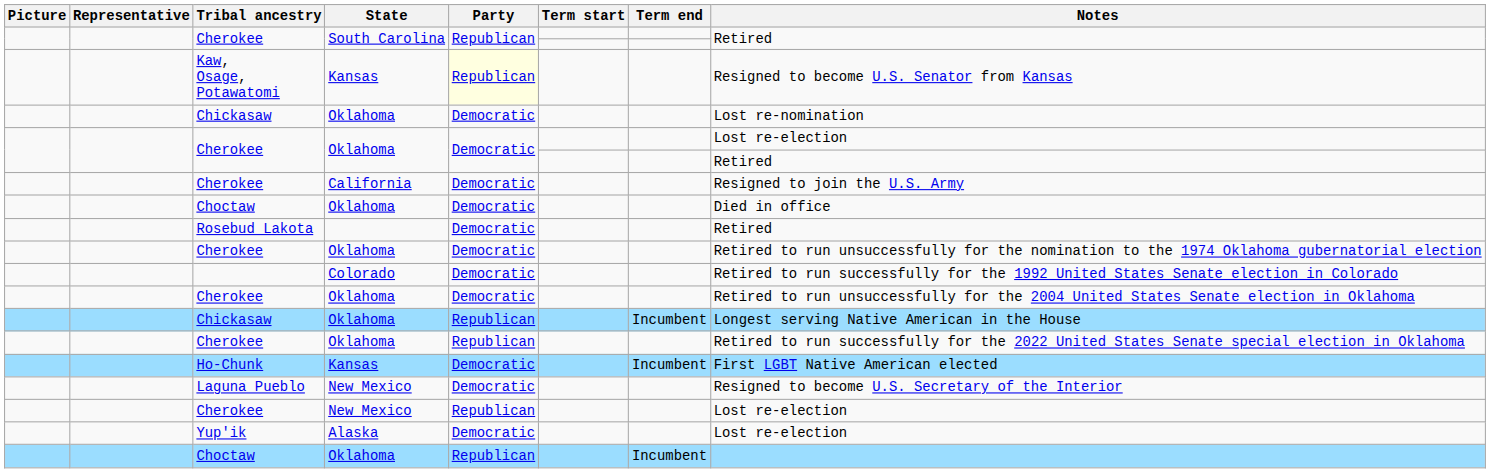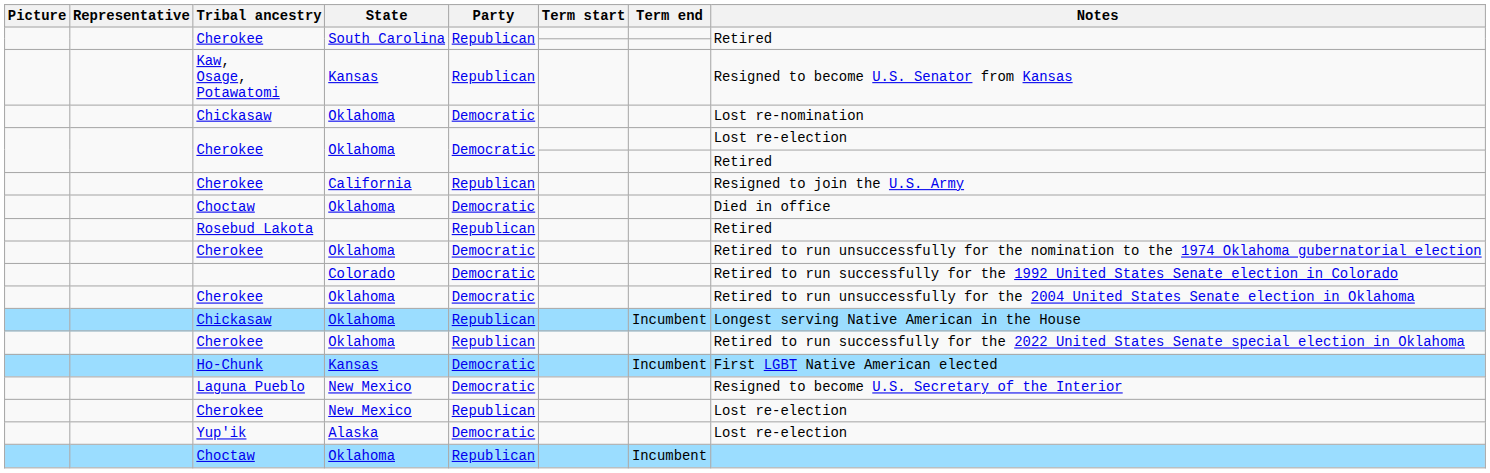(493, 77) lightyellow background -> (493, 77) no background
(493, 184) Democratic -> (493, 184) Republican
(493, 229) Democratic -> (493, 229) Republican
